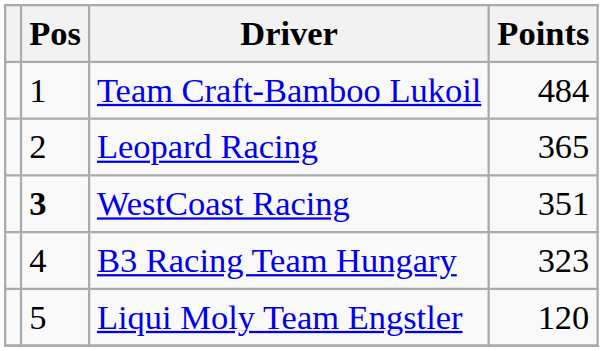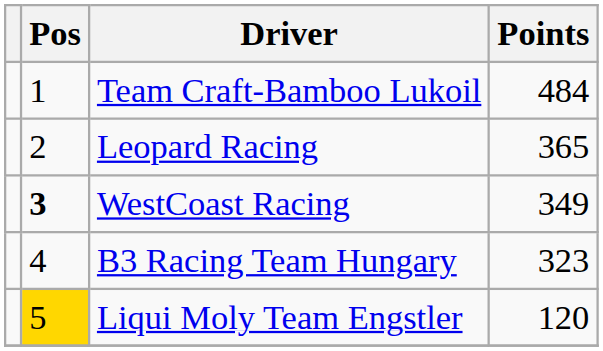(563, 203) 351 -> (563, 203) 349
(38, 317) no background -> (38, 317) gold background
